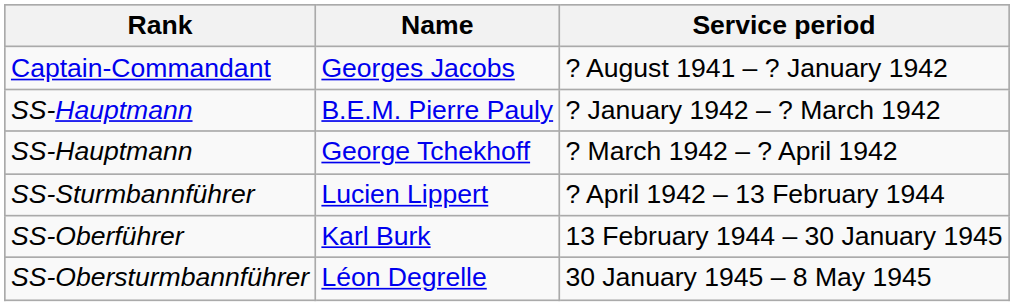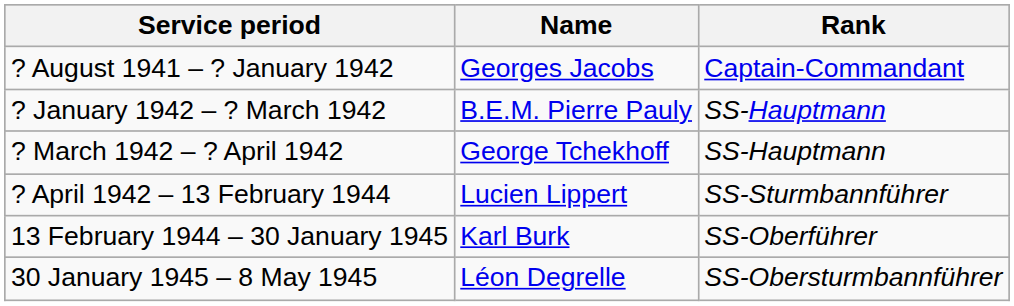columns swapped: (160, 25) <-> (784, 25)
